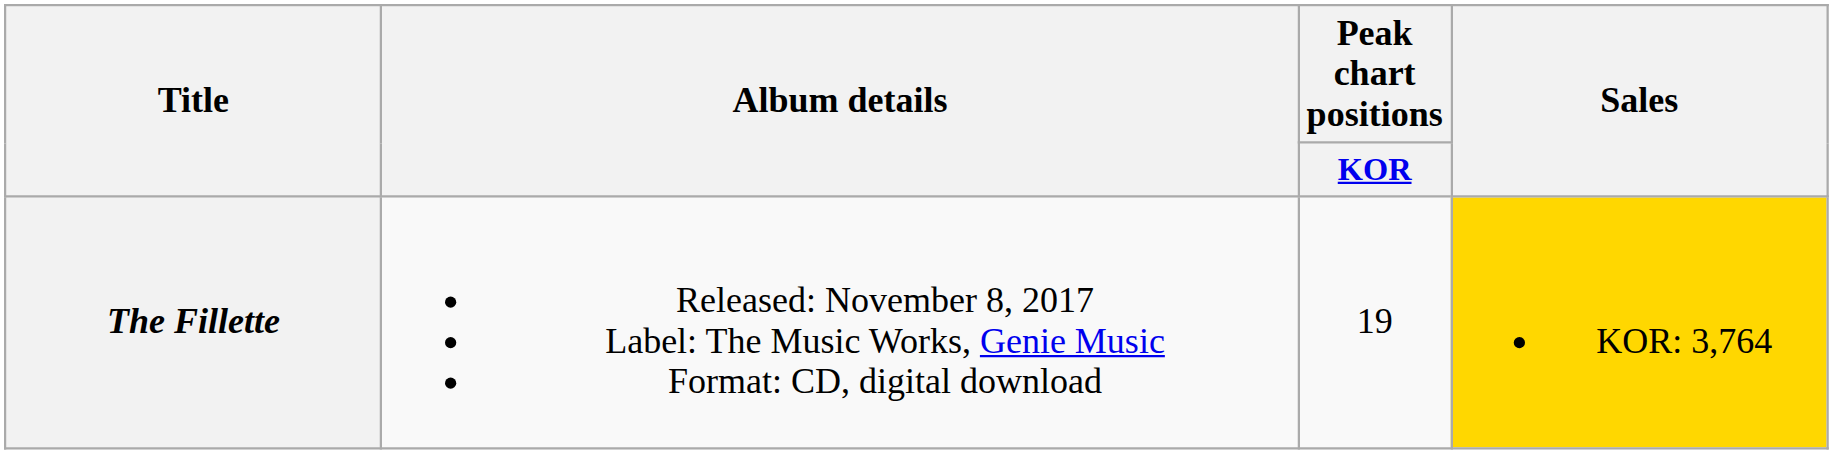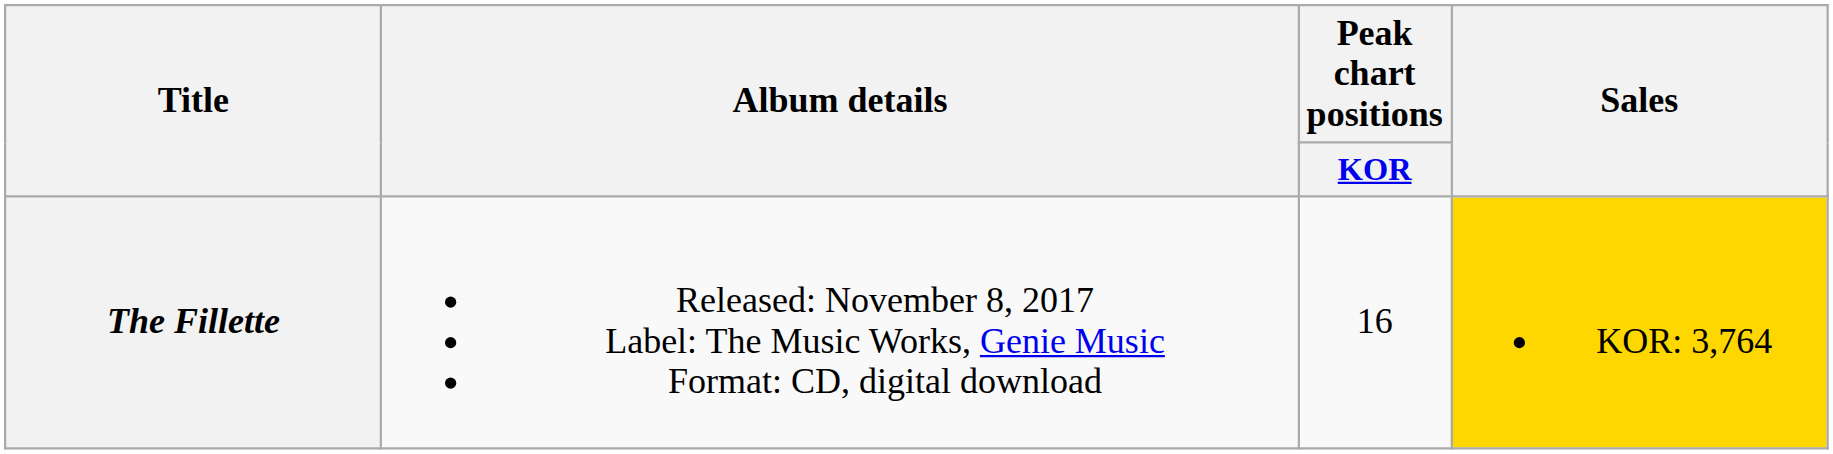(1375, 321) 19 -> (1375, 321) 16
